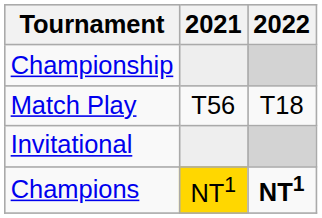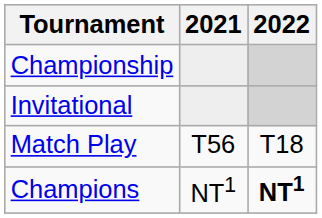rows swapped: (74, 105) <-> (71, 145)
(213, 189) gold background -> (213, 189) no background
